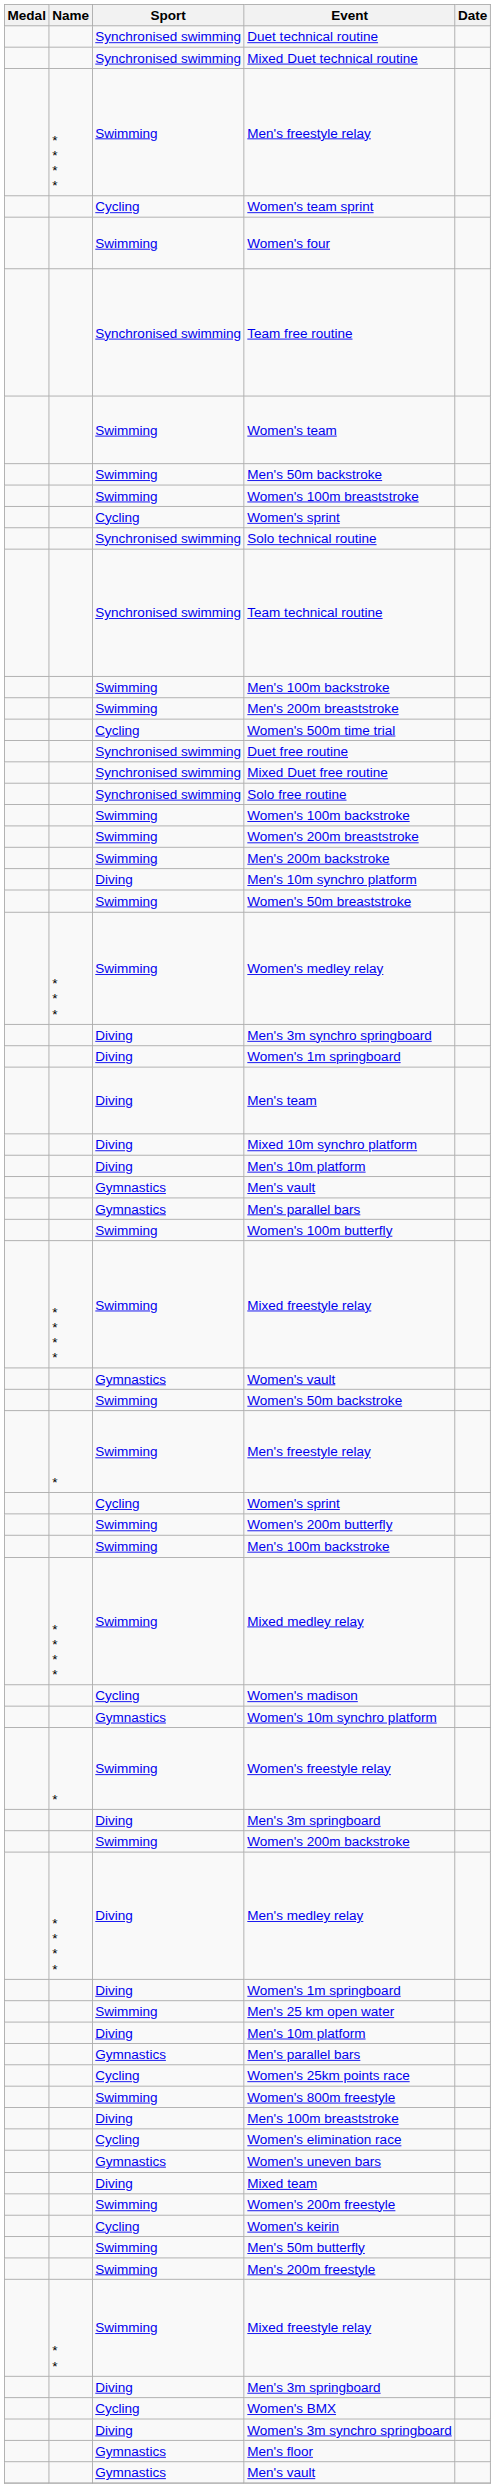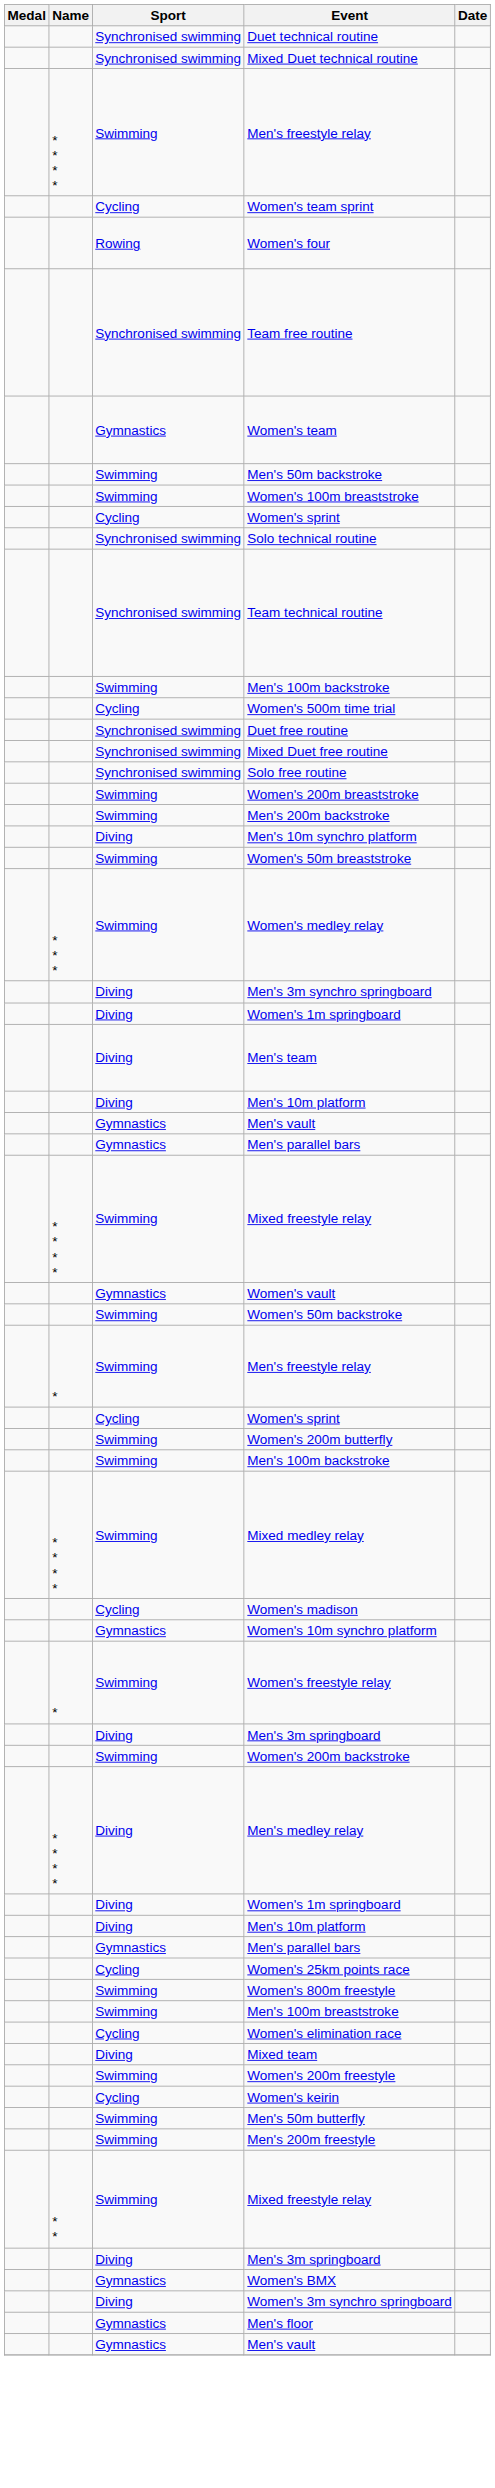(126, 243) Swimming -> (118, 243) Rowing
(126, 430) Swimming -> (131, 430) Gymnastics
- row: (71, 709)
- row: (71, 816)
- row: (71, 1145)
- row: (71, 1230)
- row: (71, 2012)
(114, 2119) Diving -> (126, 2012) Swimming
- row: (71, 2162)
(117, 2408) Cycling -> (131, 2280) Gymnastics
